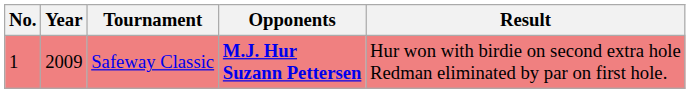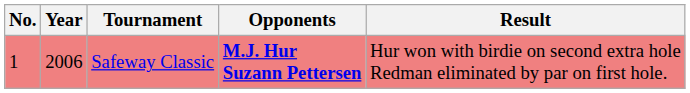(64, 61) 2009 -> (64, 61) 2006
